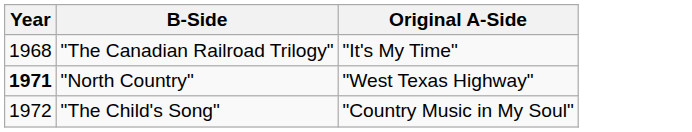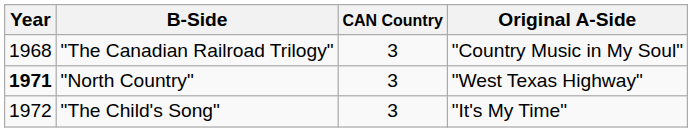+ column: (393, 20)
(400, 50) "It's My Time" -> (567, 50) "Country Music in My Soul"
(458, 111) "Country Music in My Soul" -> (509, 111) "It's My Time"
